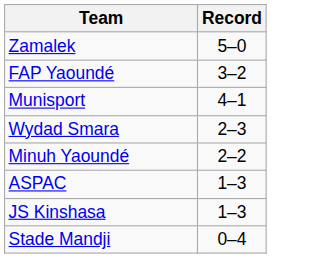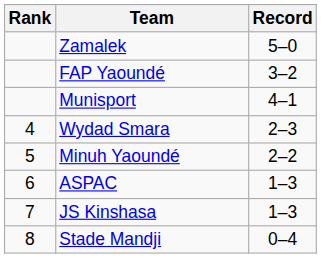+ column: (30, 18)
